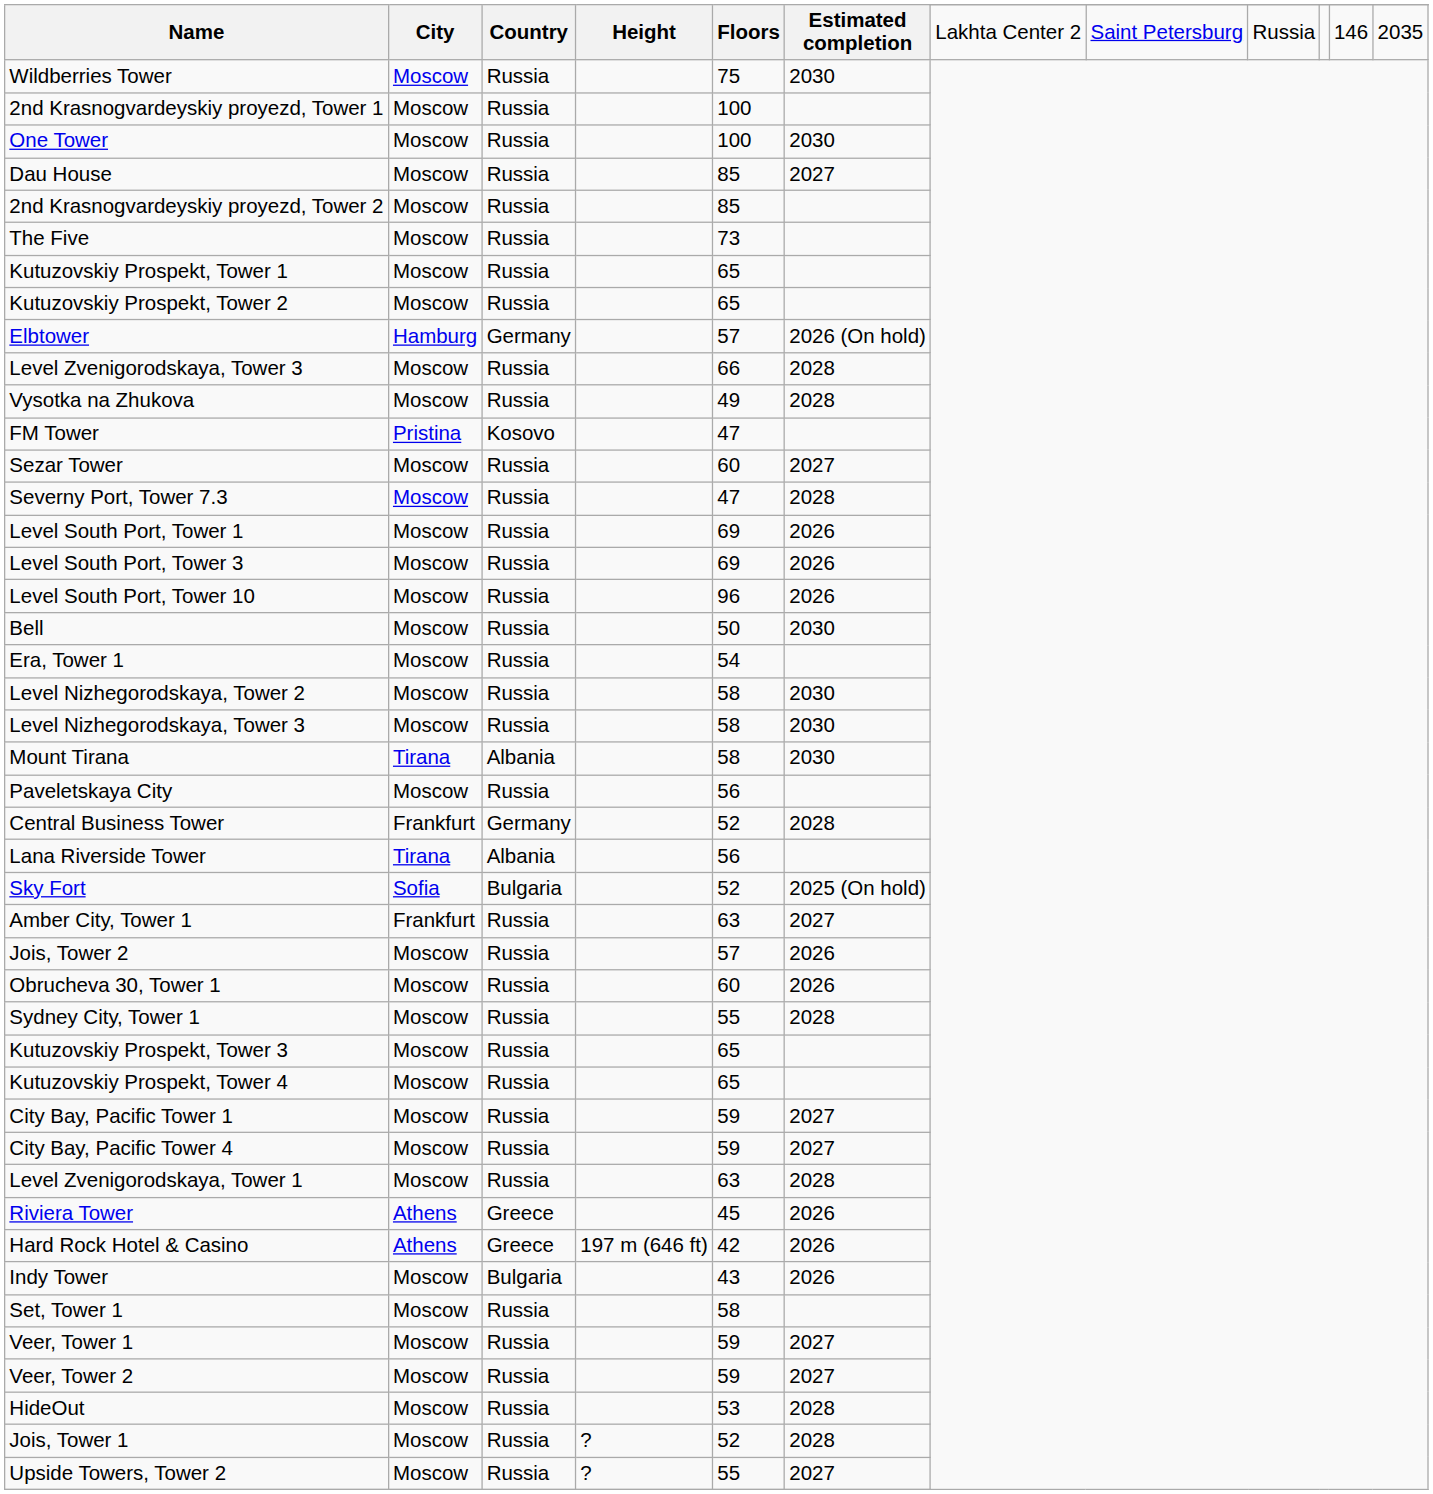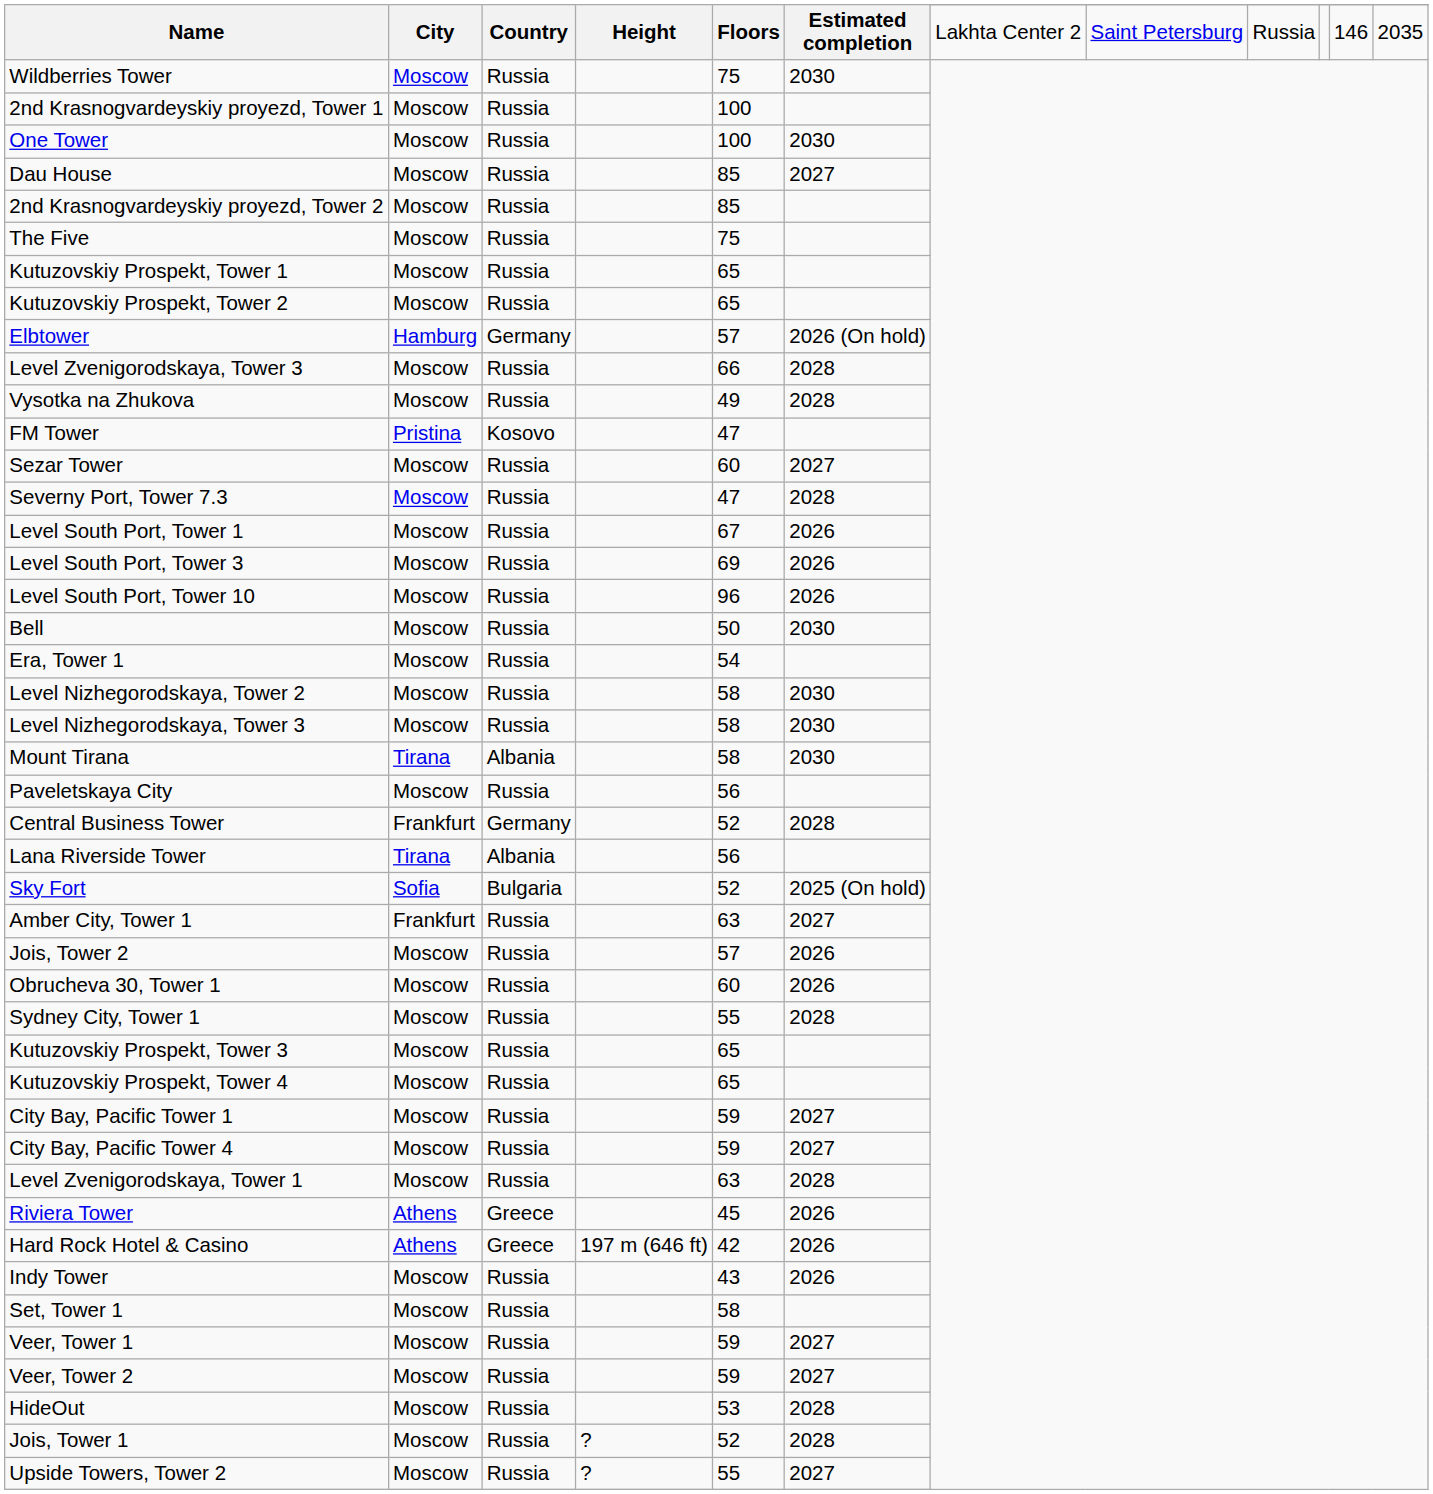(729, 238) 73 -> (729, 238) 75
(729, 530) 69 -> (729, 530) 67
(524, 1278) Bulgaria -> (518, 1278) Russia
